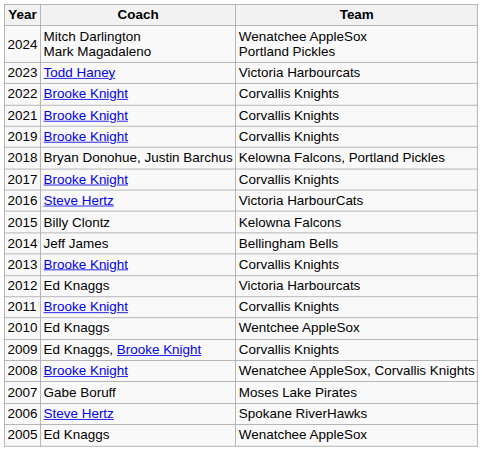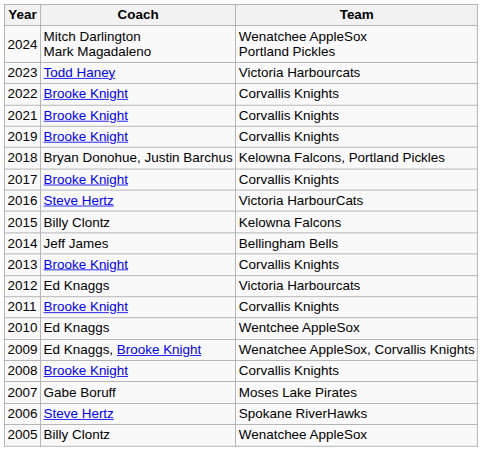(289, 350) Corvallis Knights -> (357, 350) Wenatchee AppleSox, Corvallis Knights
(357, 371) Wenatchee AppleSox, Corvallis Knights -> (289, 371) Corvallis Knights
(76, 435) Ed Knaggs -> (77, 435) Billy Clontz
